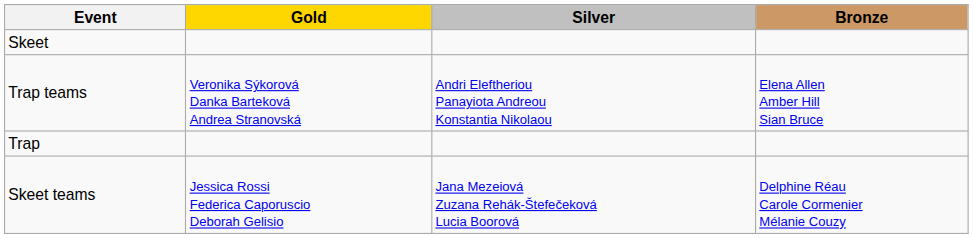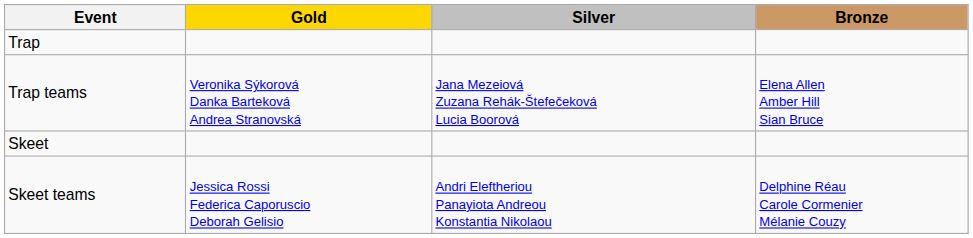rows swapped: (24, 144) <-> (28, 42)
(494, 103) Andri Eleftheriou Panayiota Andreou Konstantia Nikolaou -> (516, 103) Jana Mezeiová Zuzana Rehák-Štefečeková Lucia Boorová
(516, 205) Jana Mezeiová Zuzana Rehák-Štefečeková Lucia Boorová -> (494, 205) Andri Eleftheriou Panayiota Andreou Konstantia Nikolaou
